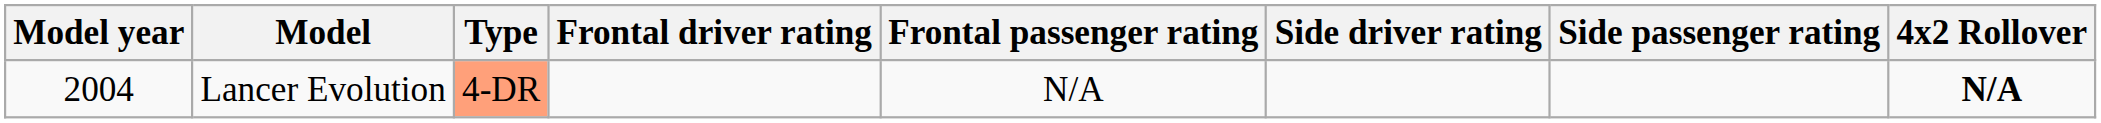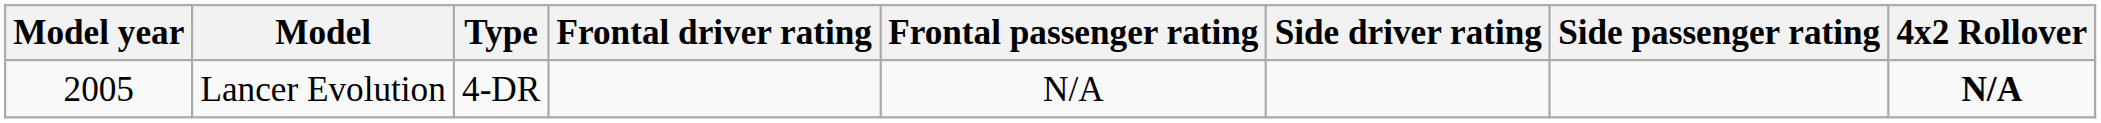(99, 88) 2004 -> (99, 88) 2005
(501, 88) lightsalmon background -> (501, 88) no background
